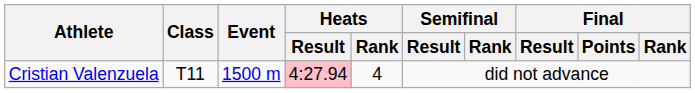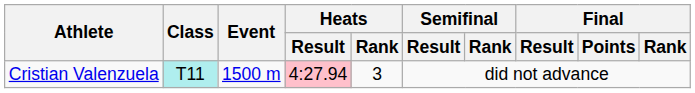(190, 74) no background -> (190, 74) paleturquoise background
(377, 74) 4 -> (377, 74) 3
